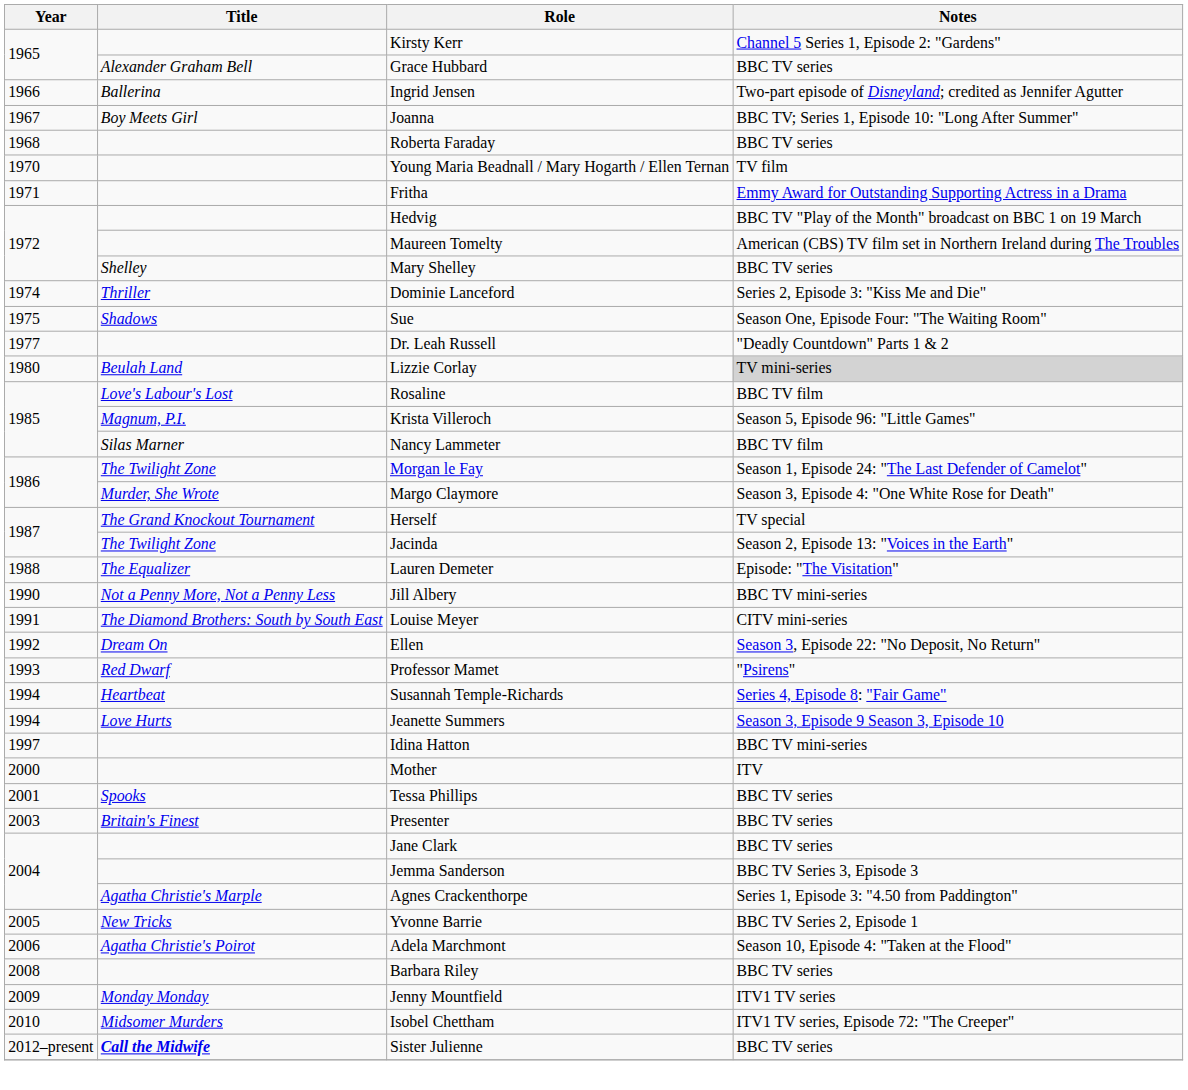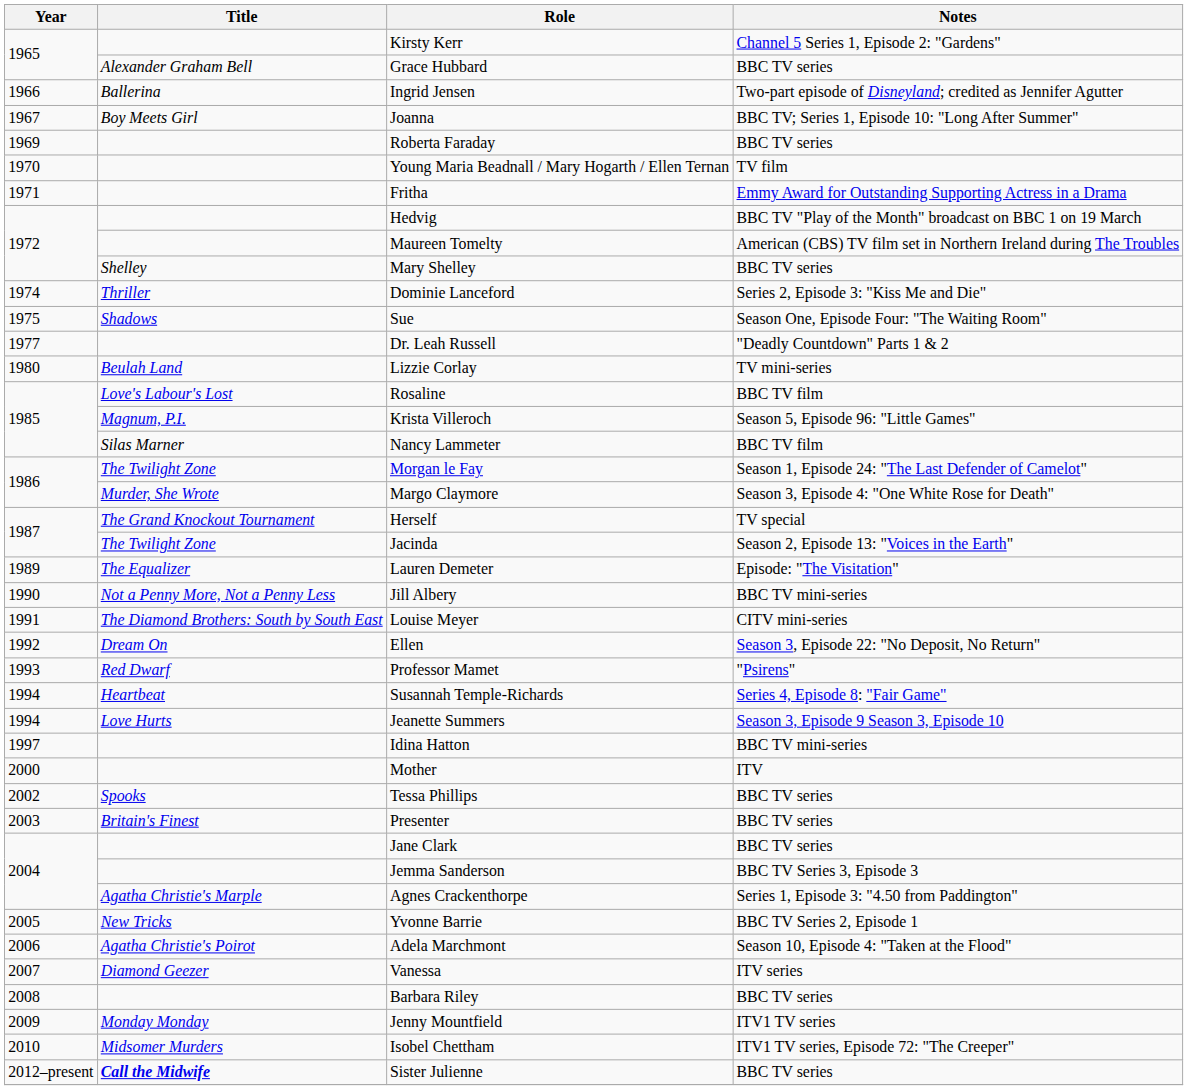(24, 142) 1968 -> (24, 142) 1969
(784, 368) lightgrey background -> (784, 368) no background
(24, 569) 1988 -> (24, 569) 1989
(24, 795) 2001 -> (24, 795) 2002
+ row: (415, 971)
